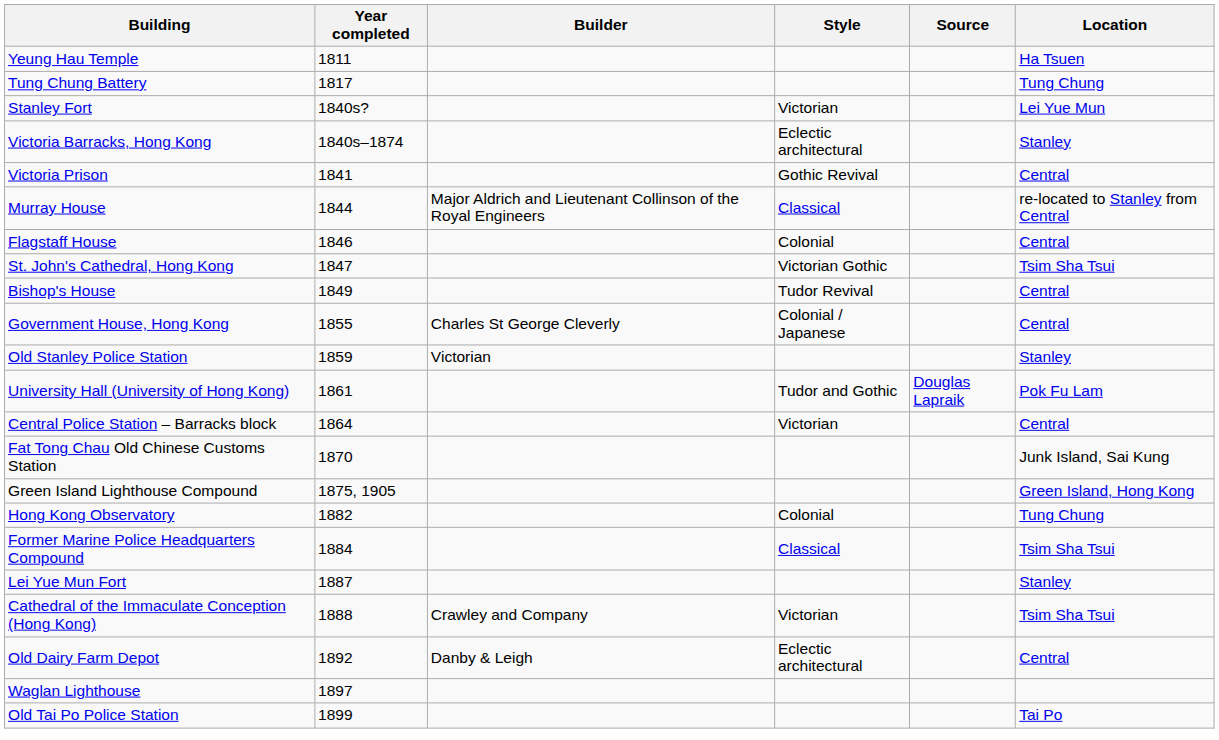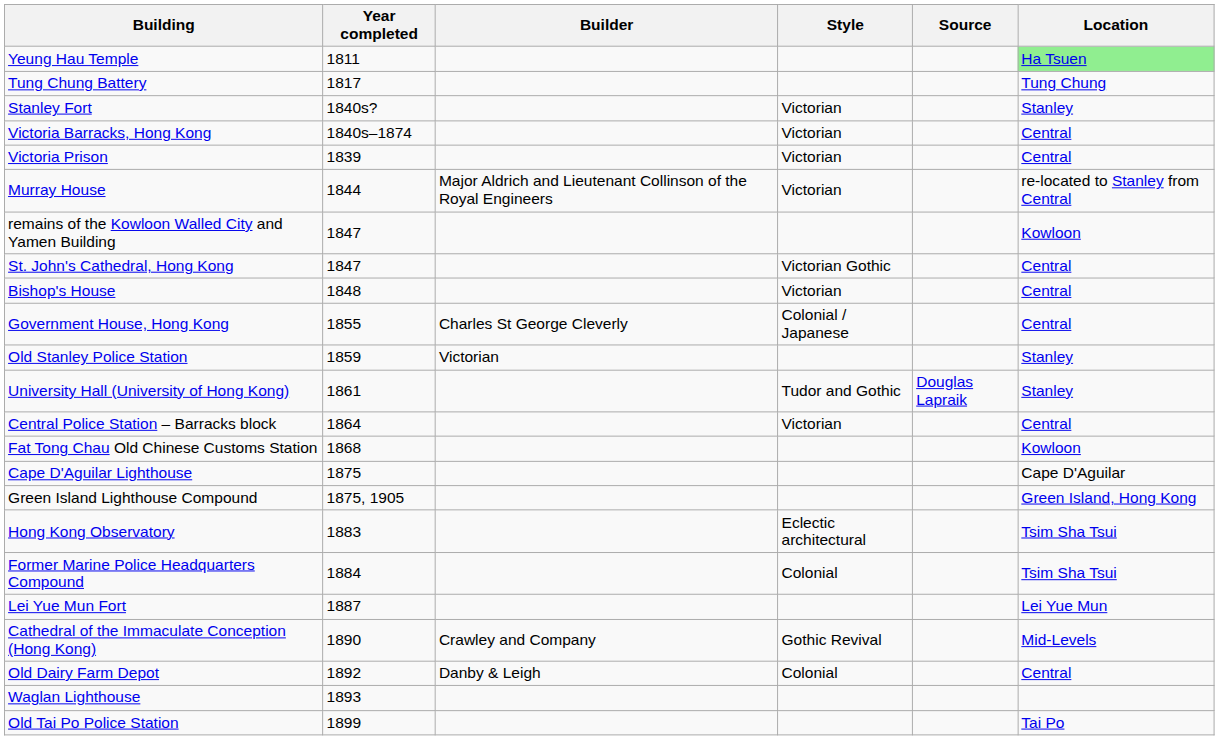(1052, 58) no background -> (1054, 58) lightgreen background
(1062, 108) Lei Yue Mun -> (1047, 108) Stanley
(820, 141) Eclectic architectural -> (812, 132) Victorian
(1045, 141) Stanley -> (1046, 132) Central
(335, 174) 1841 -> (344, 157) 1839
(828, 174) Gothic Revival -> (812, 157) Victorian
(809, 208) Classical -> (812, 190) Victorian
- row: (62, 241)
+ row: (145, 232)
(1067, 266) Tsim Sha Tsui -> (1046, 266) Central
(335, 290) 1849 -> (344, 290) 1848
(826, 290) Tudor Revival -> (812, 290) Victorian
(1061, 390) Pok Fu Lam -> (1047, 390) Stanley
(335, 457) 1870 -> (344, 448) 1868
(1094, 457) Junk Island, Sai Kung -> (1051, 448) Kowloon
+ row: (100, 473)
(335, 515) 1882 -> (344, 531) 1883
(806, 515) Colonial -> (824, 531) Eclectic architectural
(1062, 515) Tung Chung -> (1069, 531) Tsim Sha Tsui
(809, 548) Classical -> (810, 573) Colonial
(1045, 582) Stanley -> (1064, 606) Lei Yue Mun
(335, 615) 1888 -> (344, 640) 1890
(808, 615) Victorian -> (832, 640) Gothic Revival
(1067, 615) Tsim Sha Tsui -> (1059, 640) Mid-Levels
(820, 657) Eclectic architectural -> (810, 673) Colonial
(335, 690) 1897 -> (344, 697) 1893
